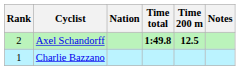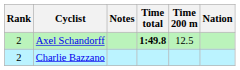columns swapped: (125, 18) <-> (220, 18)
(190, 40) bold -> (184, 40) normal
(19, 57) 1 -> (19, 57) 2
